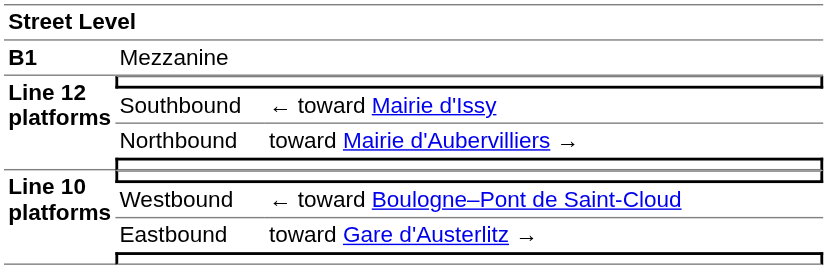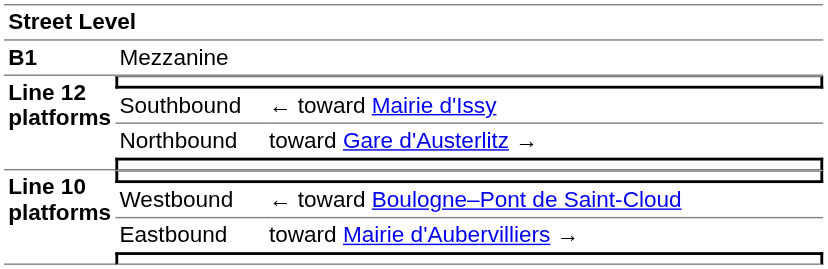(424, 140) toward Mairie d'Aubervilliers → -> (403, 140) toward Gare d'Austerlitz →
(403, 235) toward Gare d'Austerlitz → -> (424, 235) toward Mairie d'Aubervilliers →
